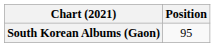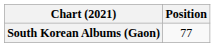(186, 33) 95 -> (186, 33) 77
